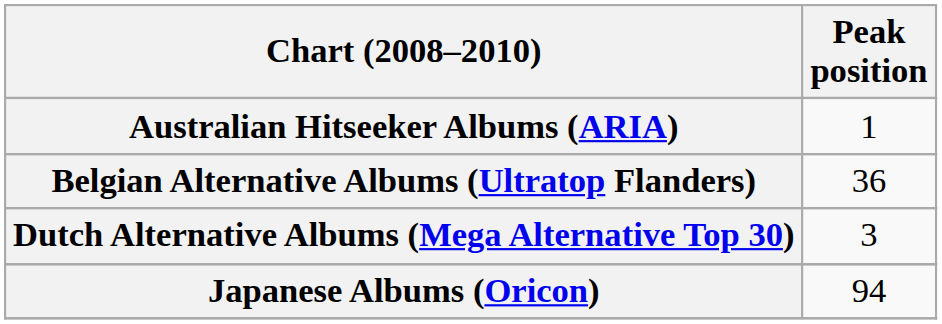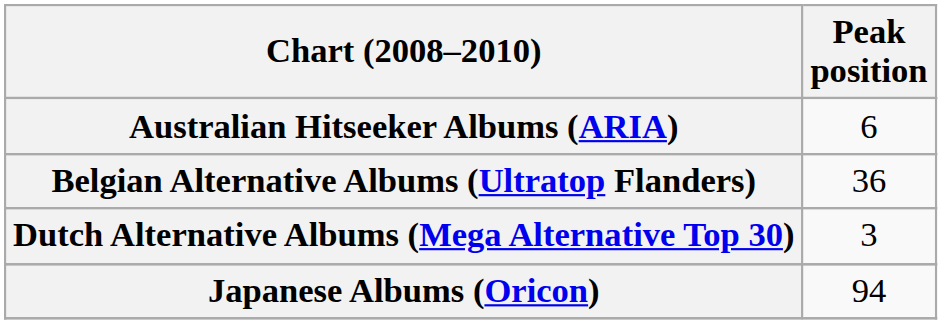(869, 125) 1 -> (869, 125) 6
